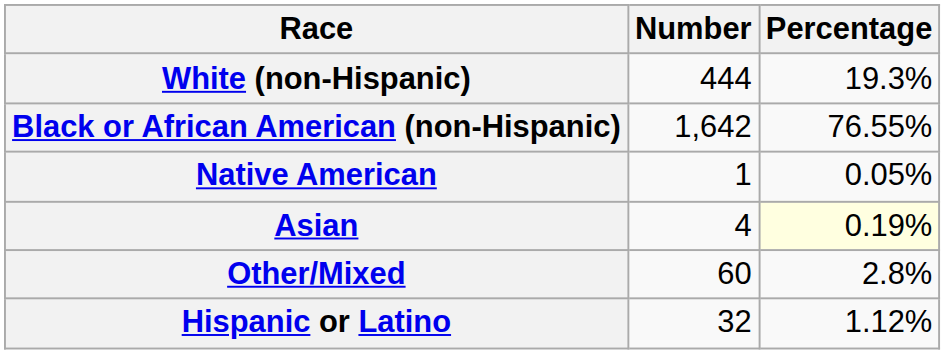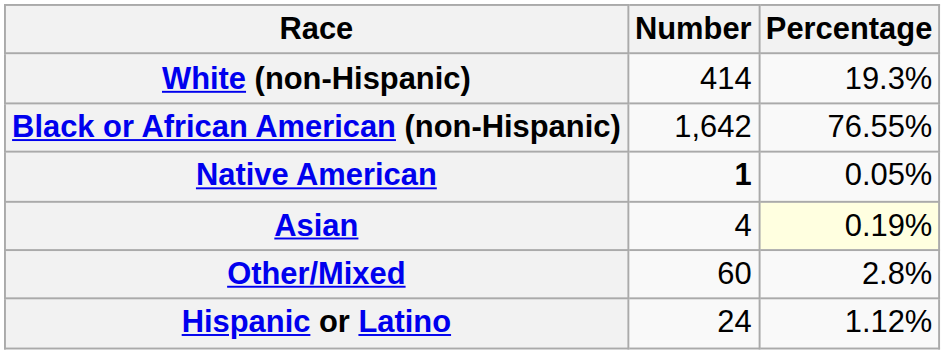(726, 77) 444 -> (726, 77) 414
(743, 175) normal -> (743, 175) bold
(734, 322) 32 -> (734, 322) 24
